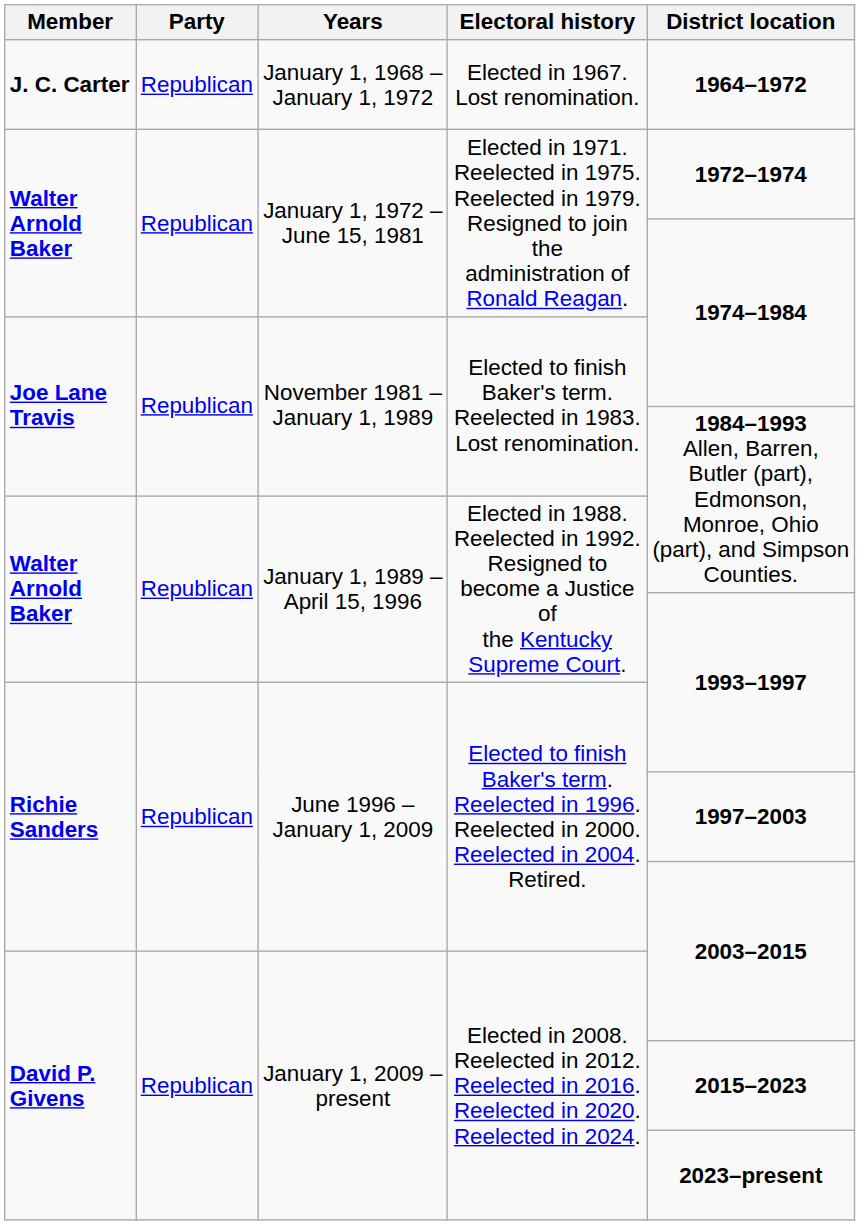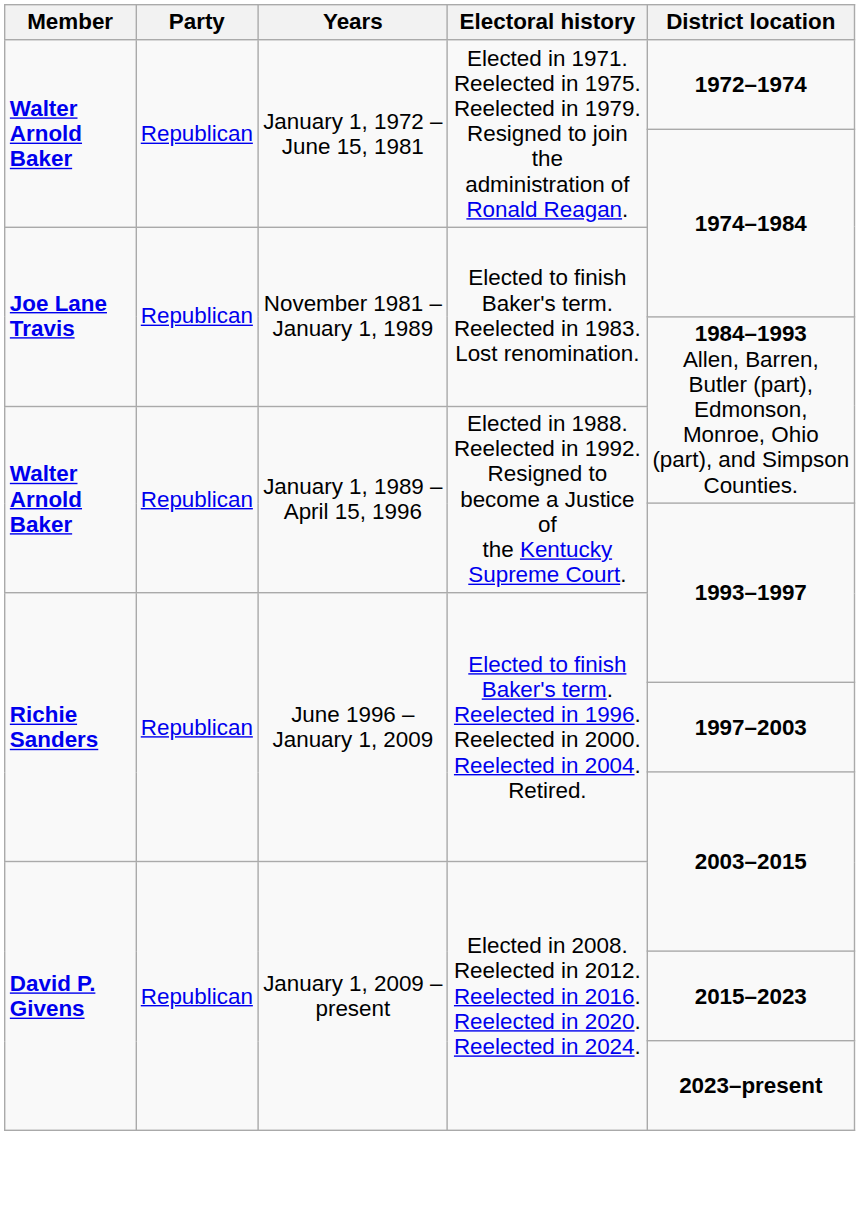- row: (353, 84)
